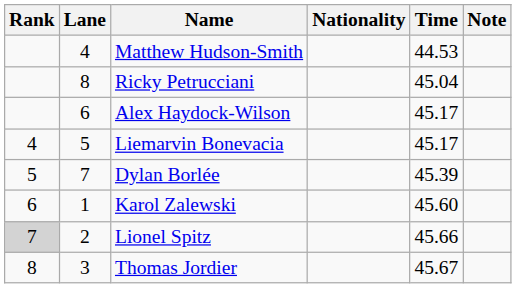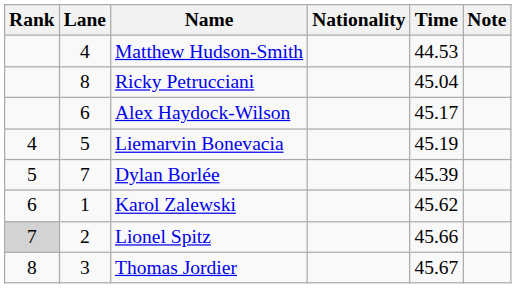(436, 143) 45.17 -> (436, 143) 45.19
(436, 205) 45.60 -> (436, 205) 45.62
